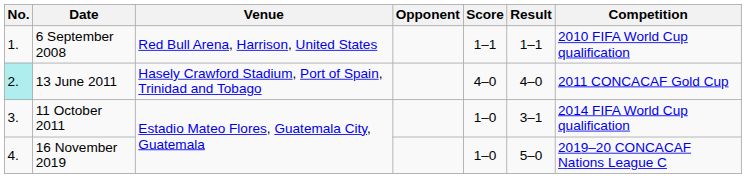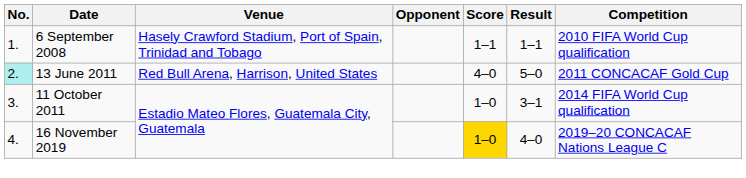(258, 44) Red Bull Arena, Harrison, United States -> (260, 44) Hasely Crawford Stadium, Port of Spain, Trinidad and Tobago
(260, 81) Hasely Crawford Stadium, Port of Spain, Trinidad and Tobago -> (258, 73) Red Bull Arena, Harrison, United States
(531, 81) 4–0 -> (531, 73) 5–0
(485, 155) no background -> (485, 139) gold background
(531, 155) 5–0 -> (531, 139) 4–0
